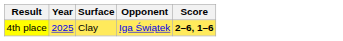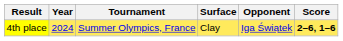+ column: (137, 12)
(62, 28) 2025 -> (62, 28) 2024
